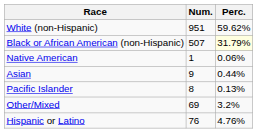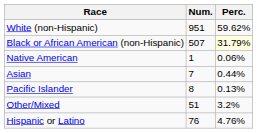(191, 74) 9 -> (191, 74) 7
(194, 105) 69 -> (194, 105) 51
